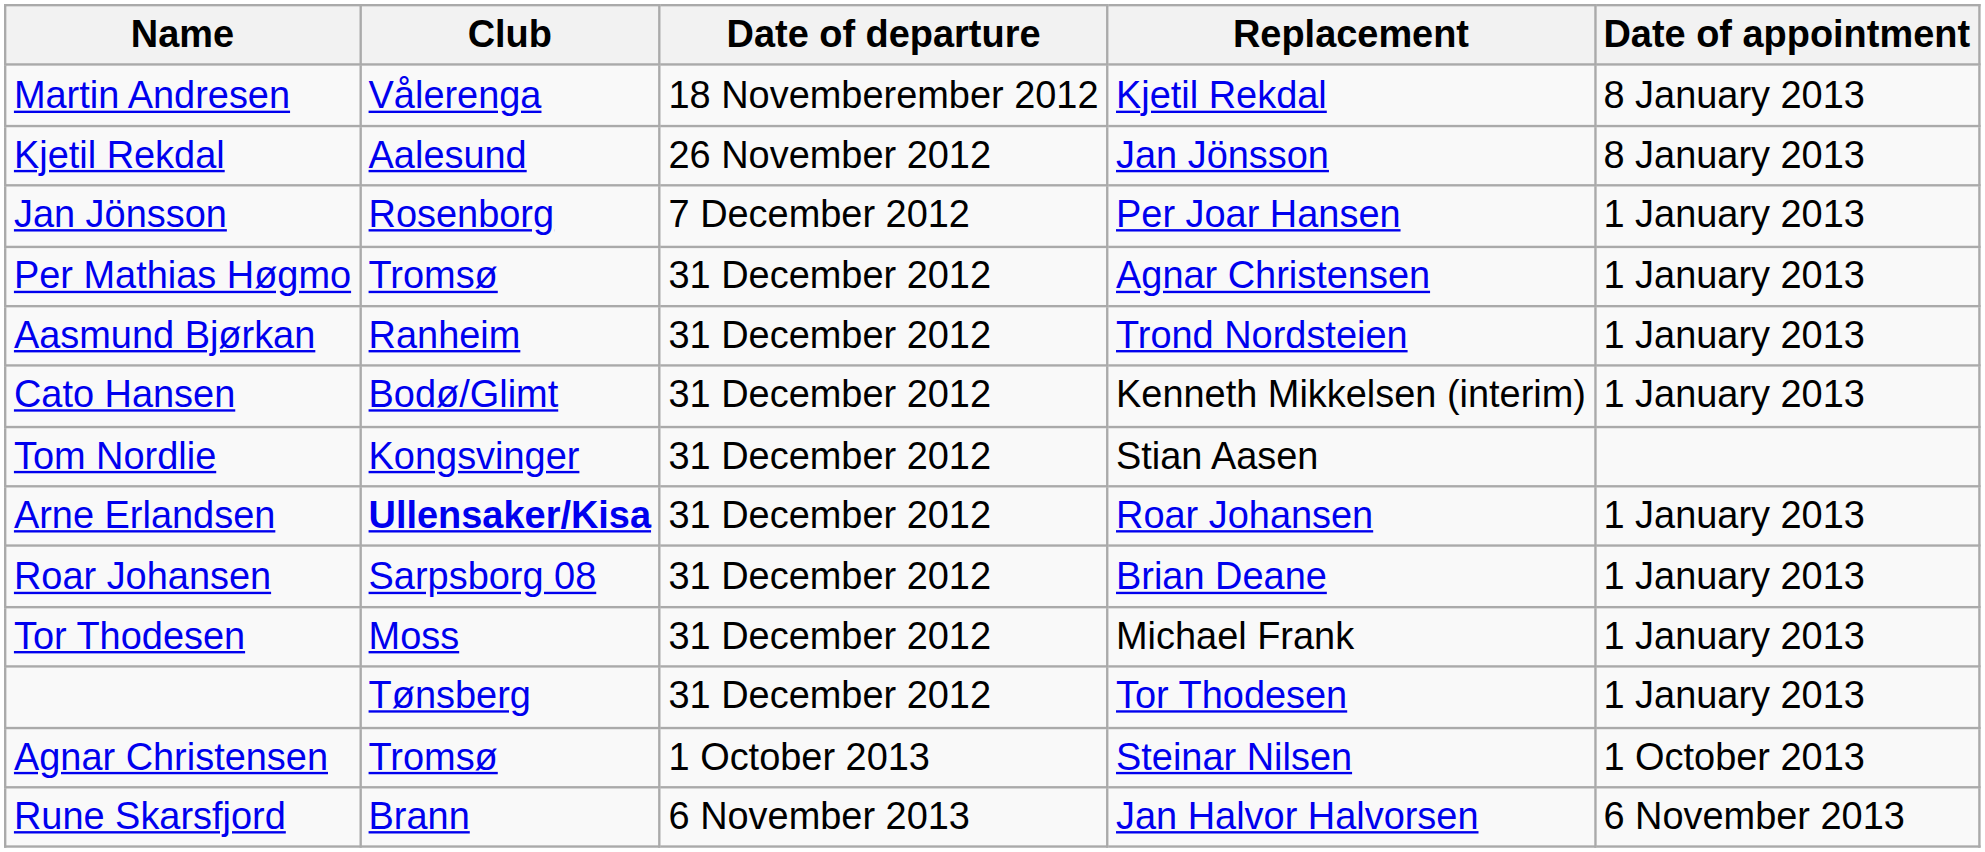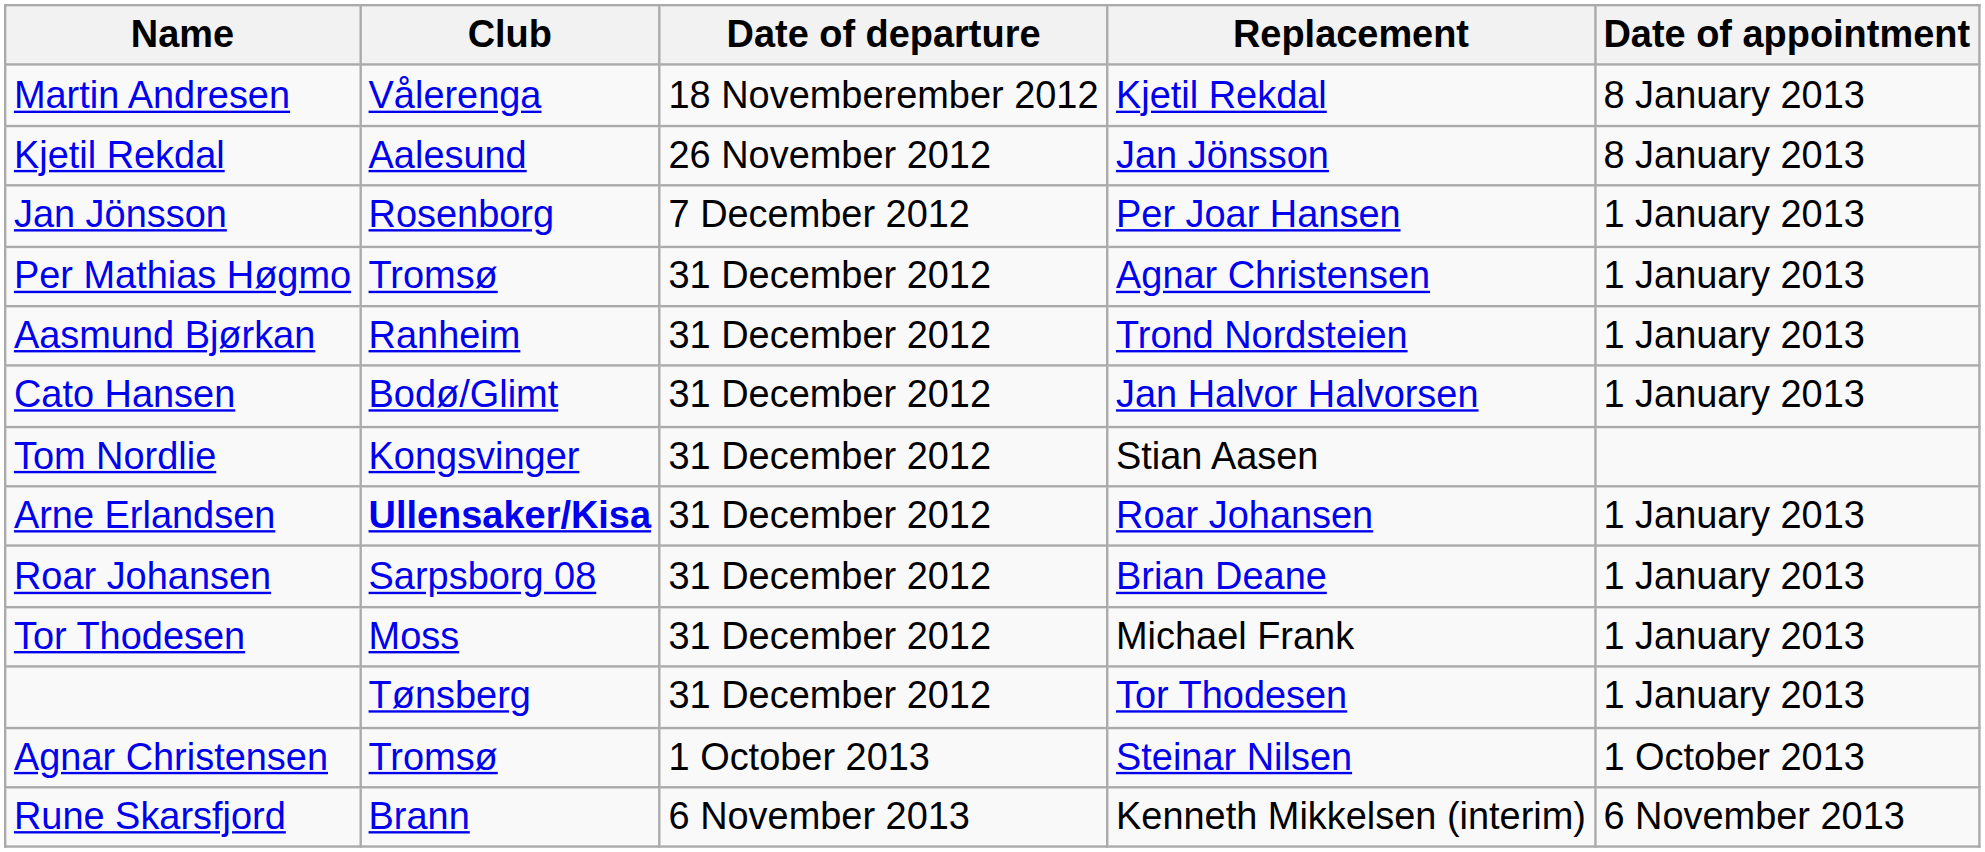(1351, 395) Kenneth Mikkelsen (interim) -> (1297, 395) Jan Halvor Halvorsen
(1297, 816) Jan Halvor Halvorsen -> (1351, 816) Kenneth Mikkelsen (interim)
